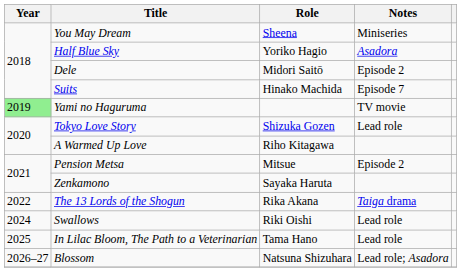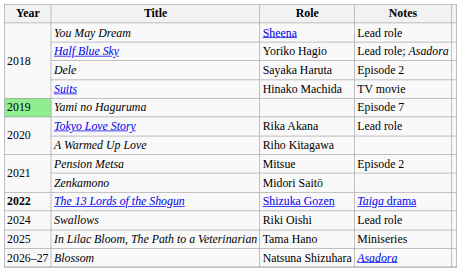(382, 32) Miniseries -> (380, 32) Lead role
(377, 51) Asadora -> (403, 51) Lead role; Asadora
(293, 70) Midori Saitō -> (297, 70) Sayaka Haruta
(381, 88) Episode 7 -> (381, 88) TV movie
(381, 107) TV movie -> (381, 107) Episode 7
(299, 126) Shizuka Gozen -> (290, 126) Rika Akana
(297, 182) Sayaka Haruta -> (293, 182) Midori Saitō
(19, 201) normal -> (19, 201) bold
(290, 201) Rika Akana -> (299, 201) Shizuka Gozen
(380, 239) Lead role -> (382, 239) Miniseries
(403, 257) Lead role; Asadora -> (377, 257) Asadora
